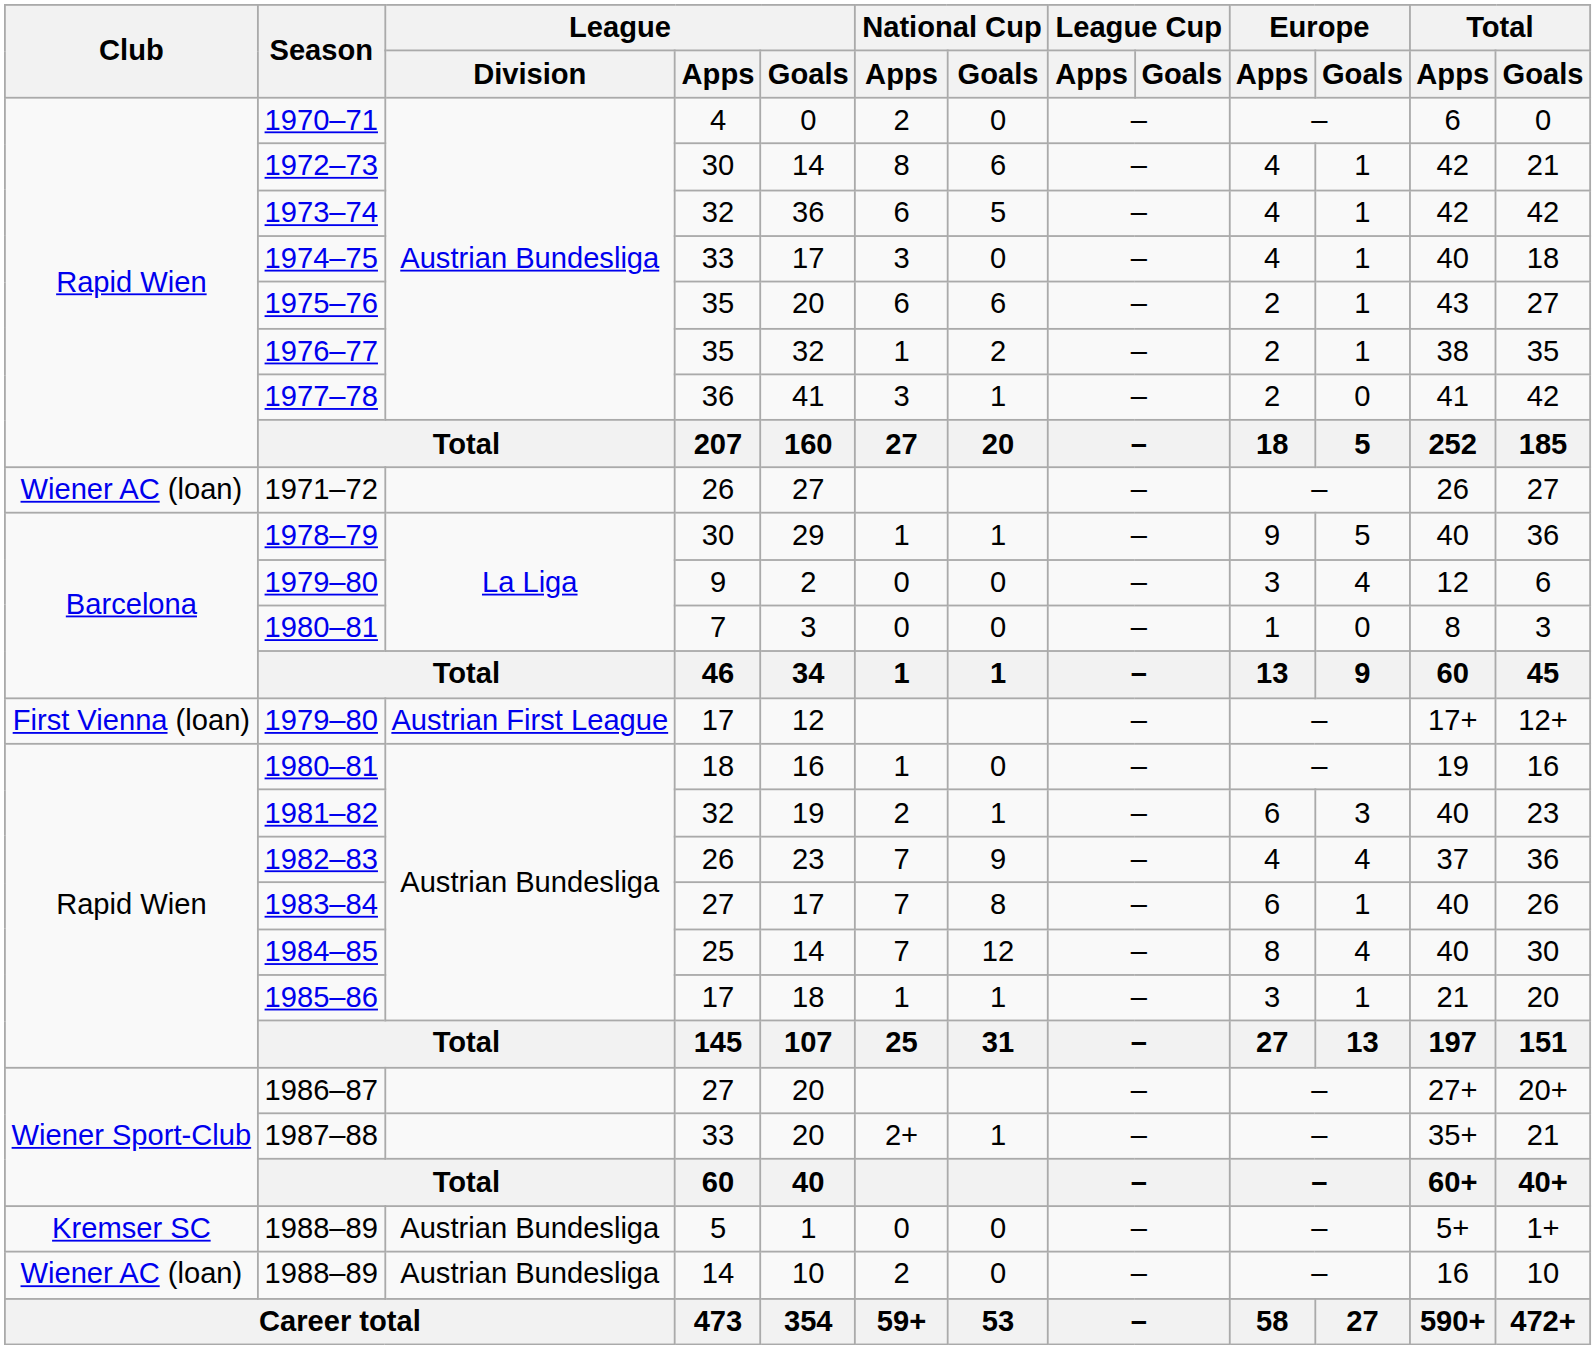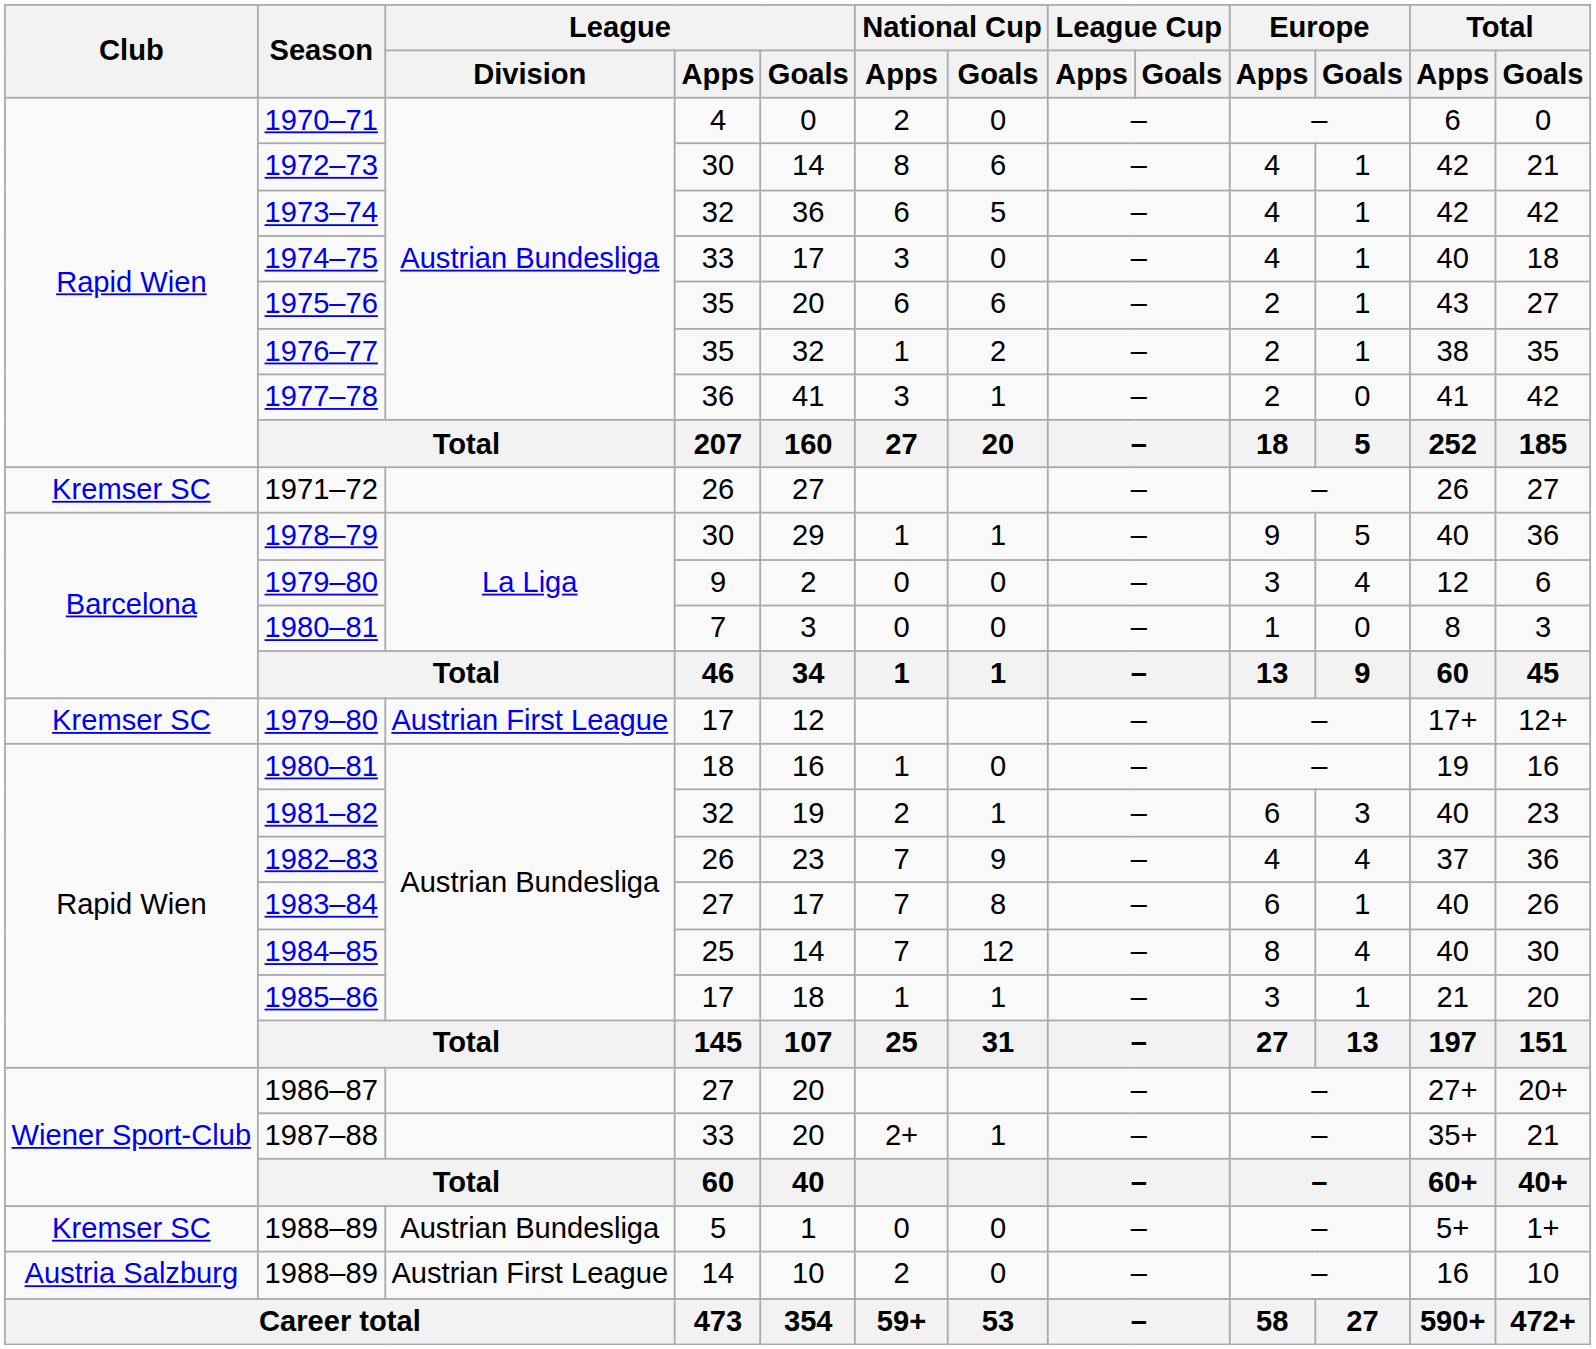(131, 489) Wiener AC (loan) -> (131, 489) Kremser SC
(131, 720) First Vienna (loan) -> (131, 720) Kremser SC
(131, 1274) Wiener AC (loan) -> (131, 1274) Austria Salzburg
(530, 1274) Austrian Bundesliga -> (530, 1274) Austrian First League
